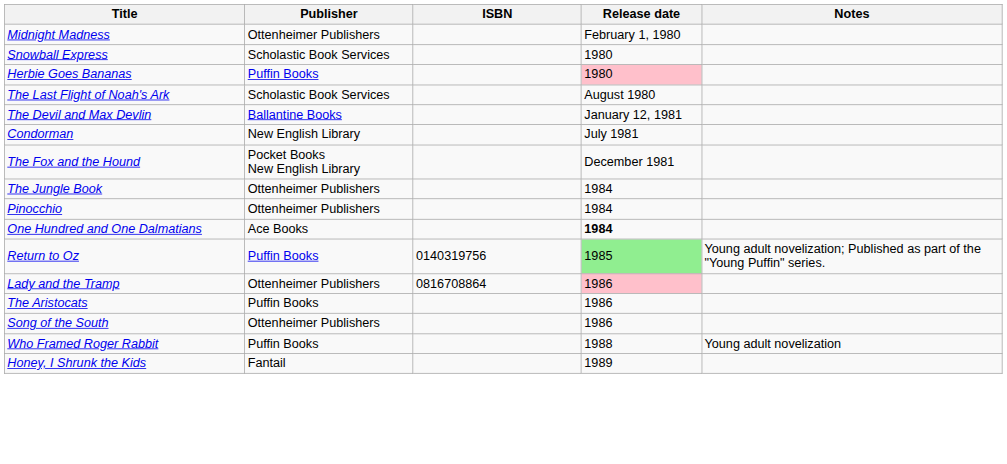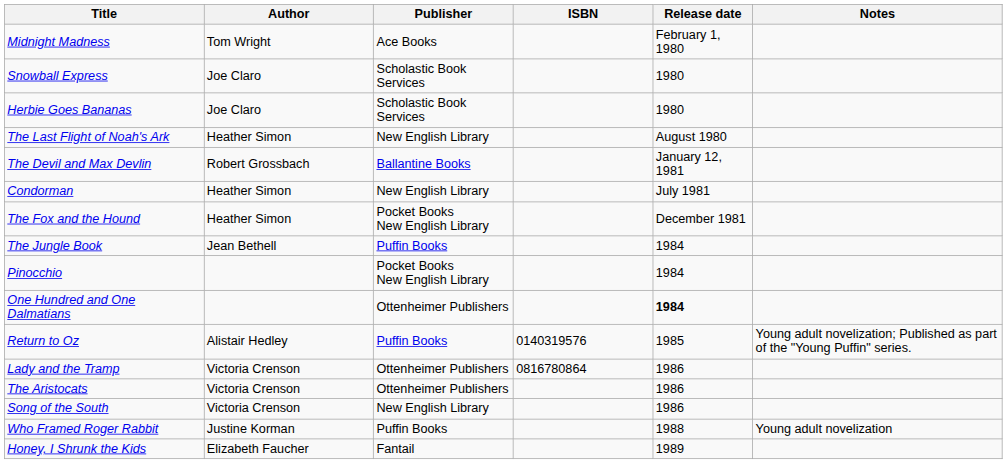+ column: (289, 14)
(314, 34) Ottenheimer Publishers -> (407, 41) Ace Books
(283, 74) Puffin Books -> (421, 110) Scholastic Book Services
(598, 74) pink background -> (670, 110) no background
(319, 94) Scholastic Book Services -> (433, 137) New English Library
(314, 189) Ottenheimer Publishers -> (412, 245) Puffin Books
(314, 209) Ottenheimer Publishers -> (433, 273) Pocket Books New English Library
(278, 229) Ace Books -> (443, 307) Ottenheimer Publishers
(451, 256) 0140319756 -> (551, 341) 0140319576
(598, 256) lightgreen background -> (670, 341) no background
(451, 283) 0816708864 -> (551, 368) 0816780864
(598, 283) pink background -> (670, 368) no background
(283, 303) Puffin Books -> (443, 388) Ottenheimer Publishers
(314, 323) Ottenheimer Publishers -> (433, 408) New English Library
